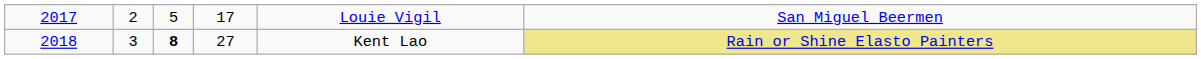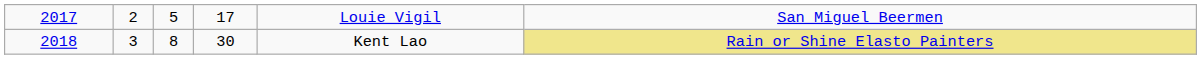(174, 42) bold -> (174, 42) normal
(225, 42) 27 -> (225, 42) 30
